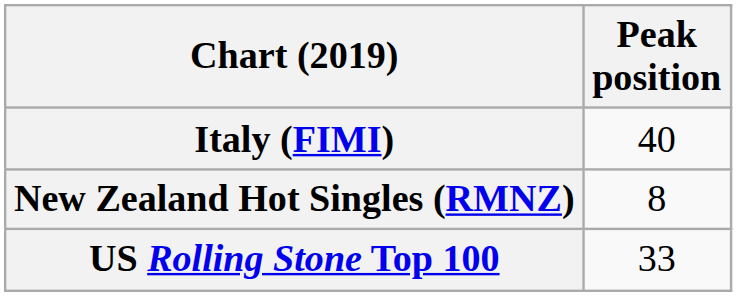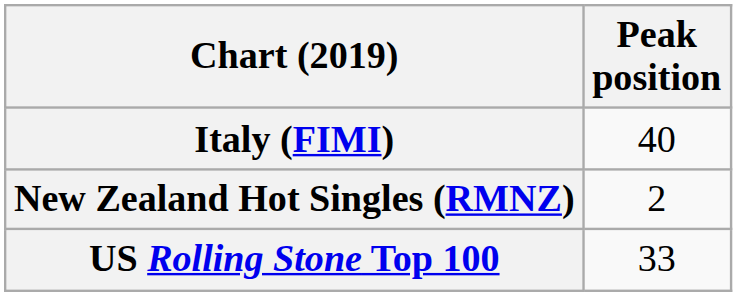(657, 198) 8 -> (657, 198) 2
